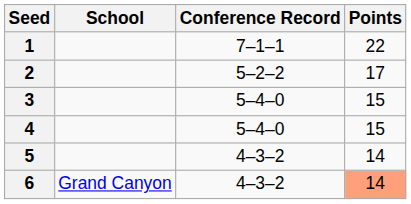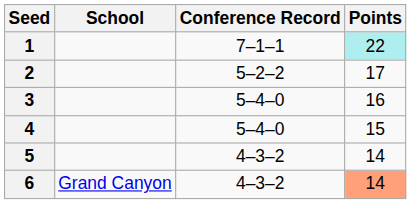(375, 45) no background -> (375, 45) paleturquoise background
(375, 101) 15 -> (375, 101) 16
